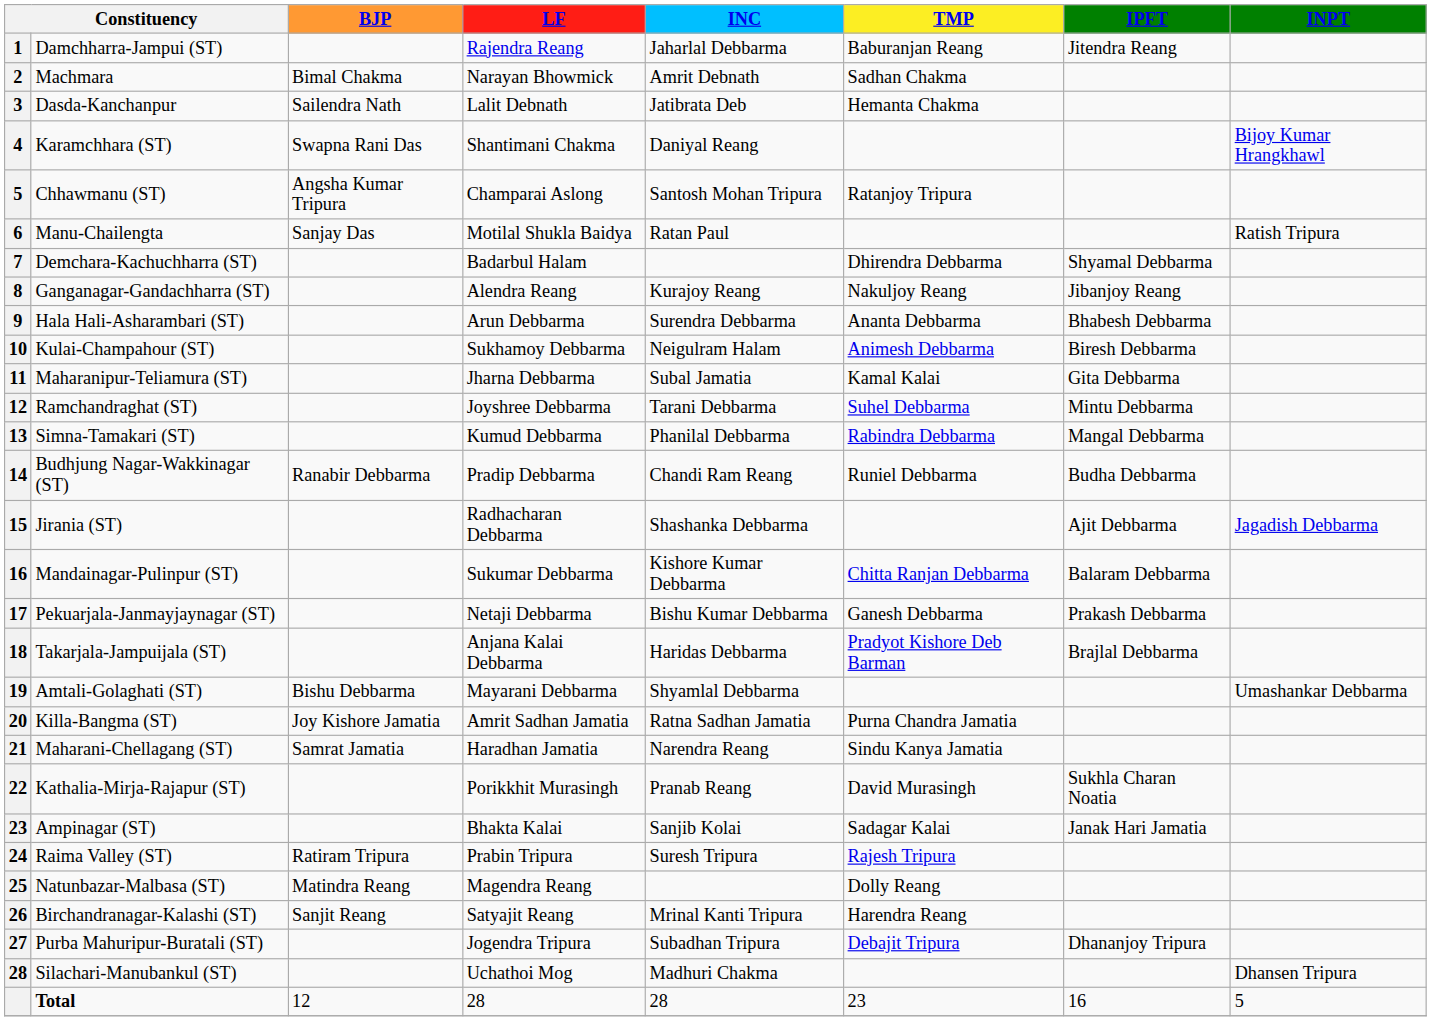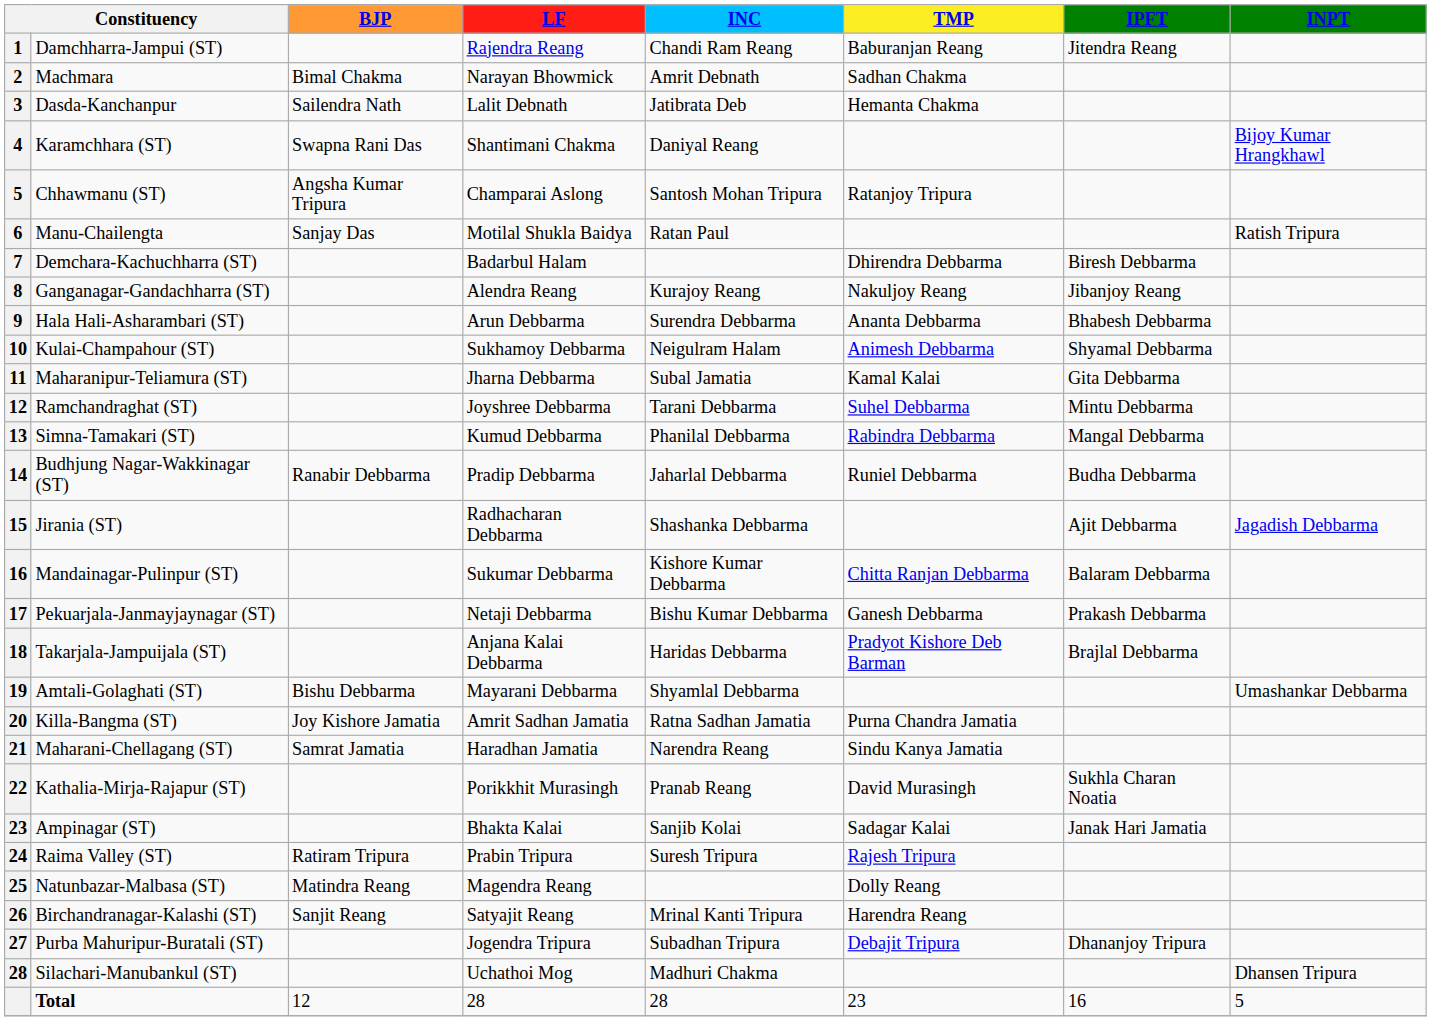(718, 47) Jaharlal Debbarma -> (721, 47) Chandi Ram Reang
(1140, 262) Shyamal Debbarma -> (1132, 262) Biresh Debbarma
(1132, 349) Biresh Debbarma -> (1140, 349) Shyamal Debbarma
(721, 475) Chandi Ram Reang -> (718, 475) Jaharlal Debbarma
